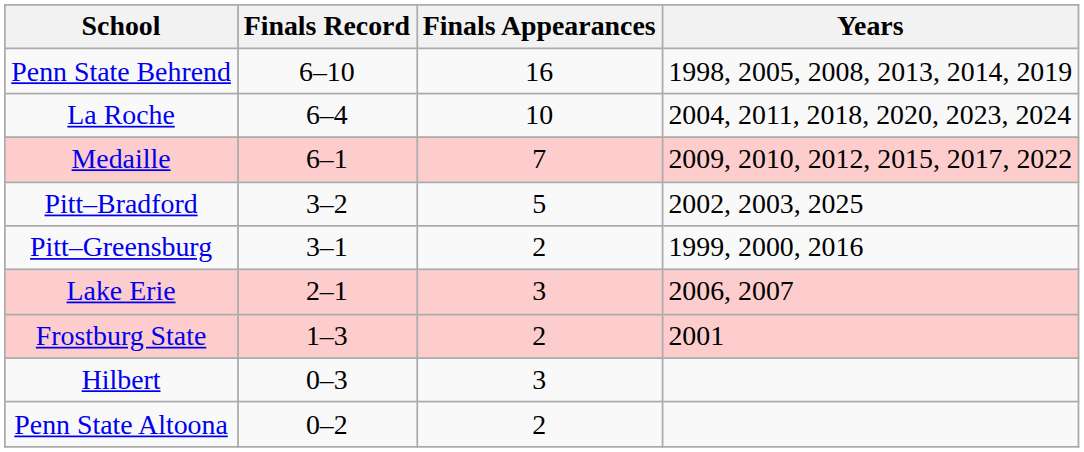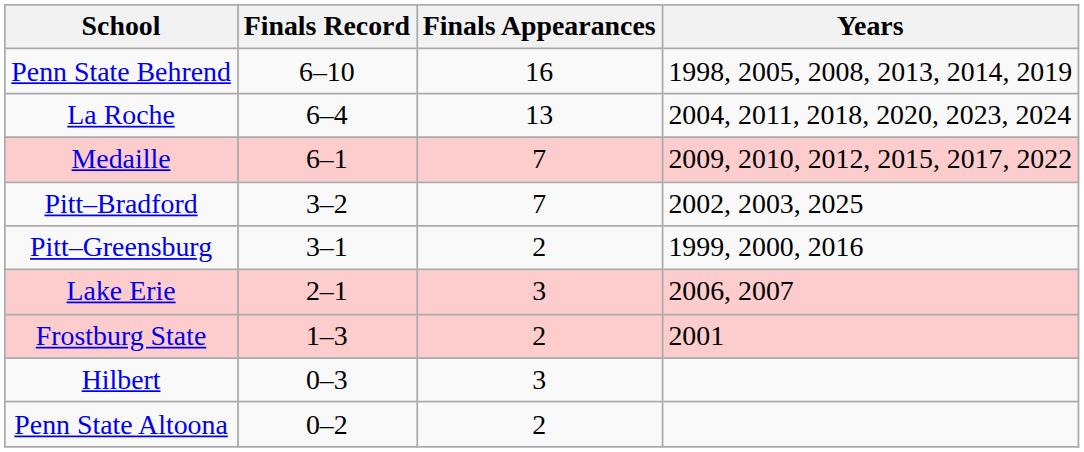(539, 114) 10 -> (539, 114) 13
(539, 203) 5 -> (539, 203) 7
